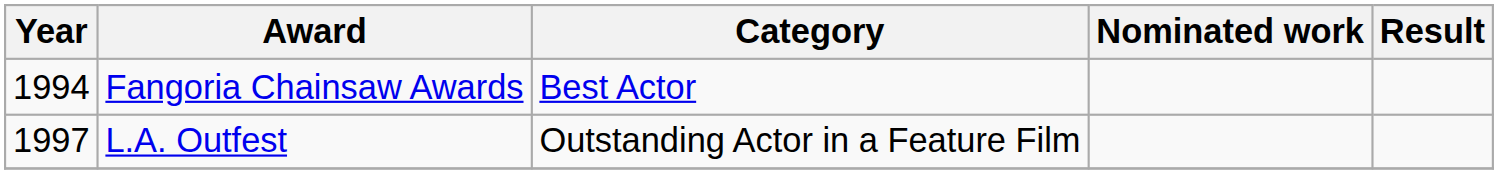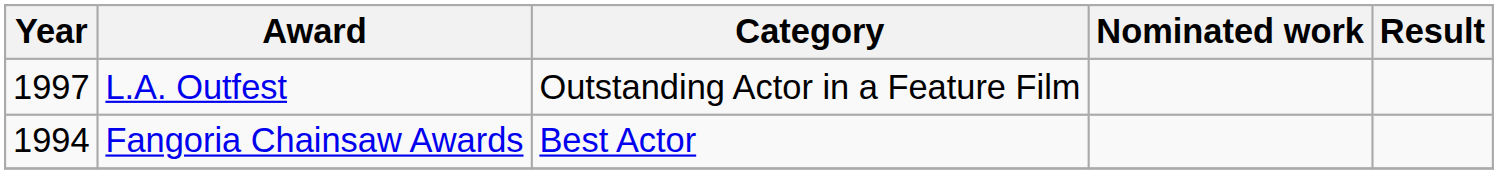rows swapped: (314, 86) <-> (196, 140)
